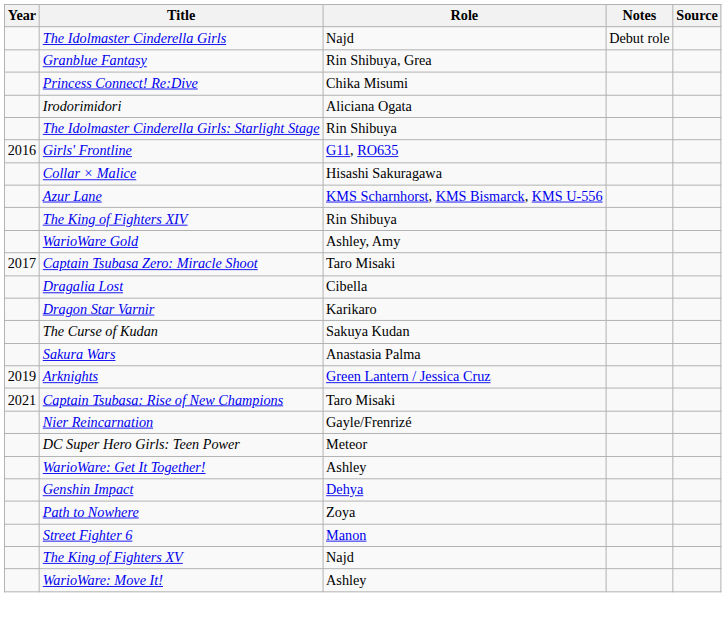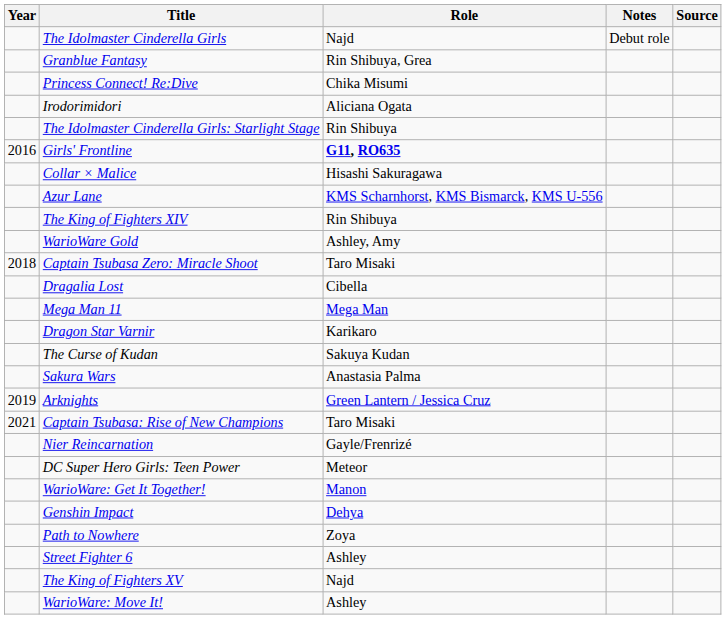(362, 151) normal -> (363, 151) bold
(22, 264) 2017 -> (22, 264) 2018
+ row: (82, 309)
(346, 467) Ashley -> (346, 490) Manon
(346, 535) Manon -> (346, 557) Ashley
